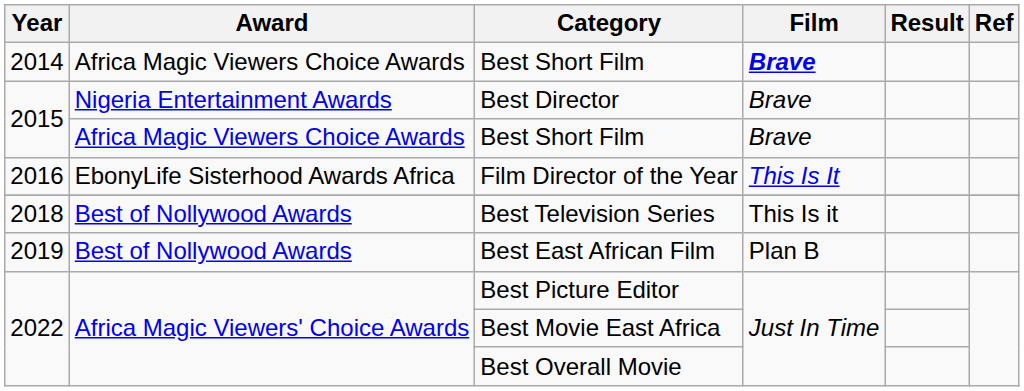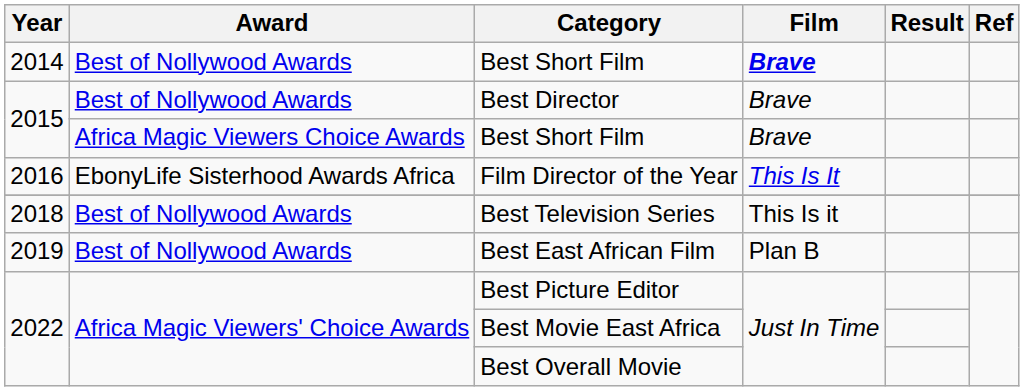(270, 61) Africa Magic Viewers Choice Awards -> (213, 61) Best of Nollywood Awards
(233, 99) Nigeria Entertainment Awards -> (213, 99) Best of Nollywood Awards
